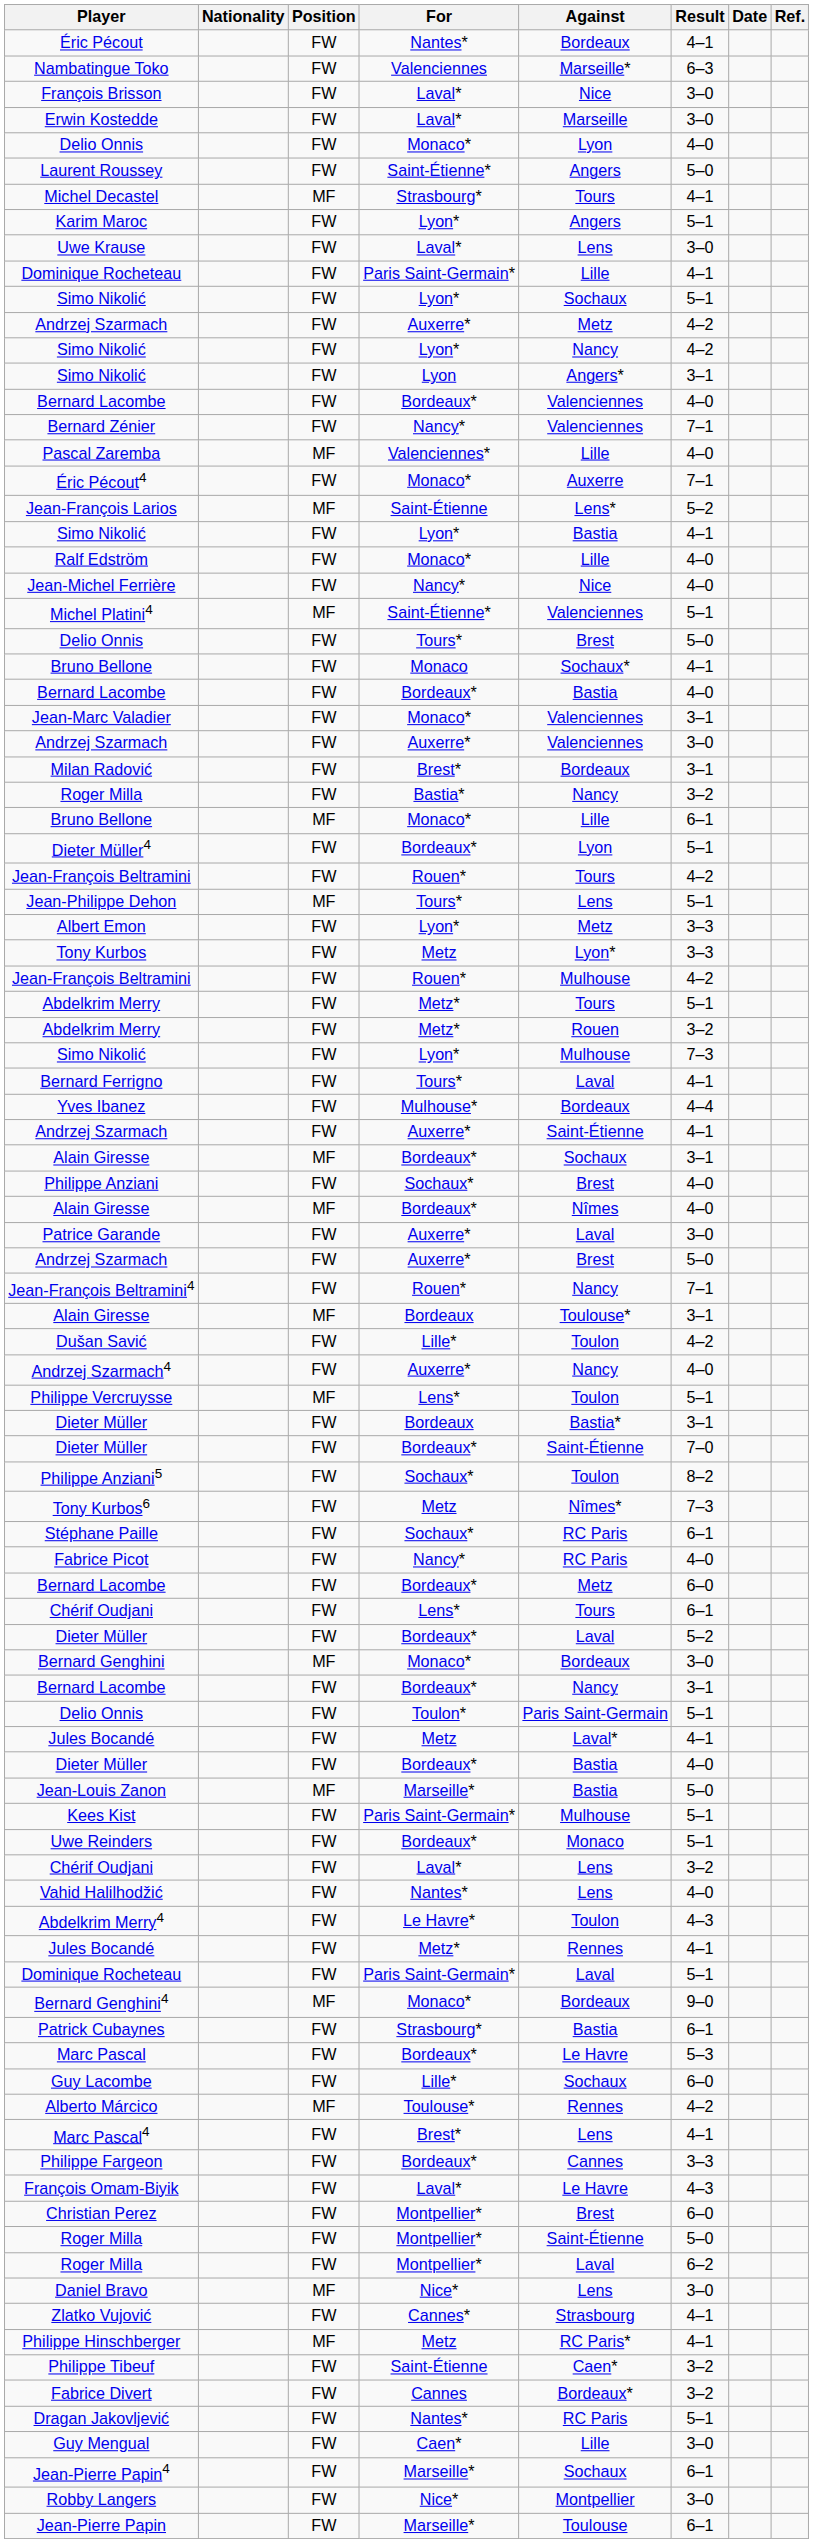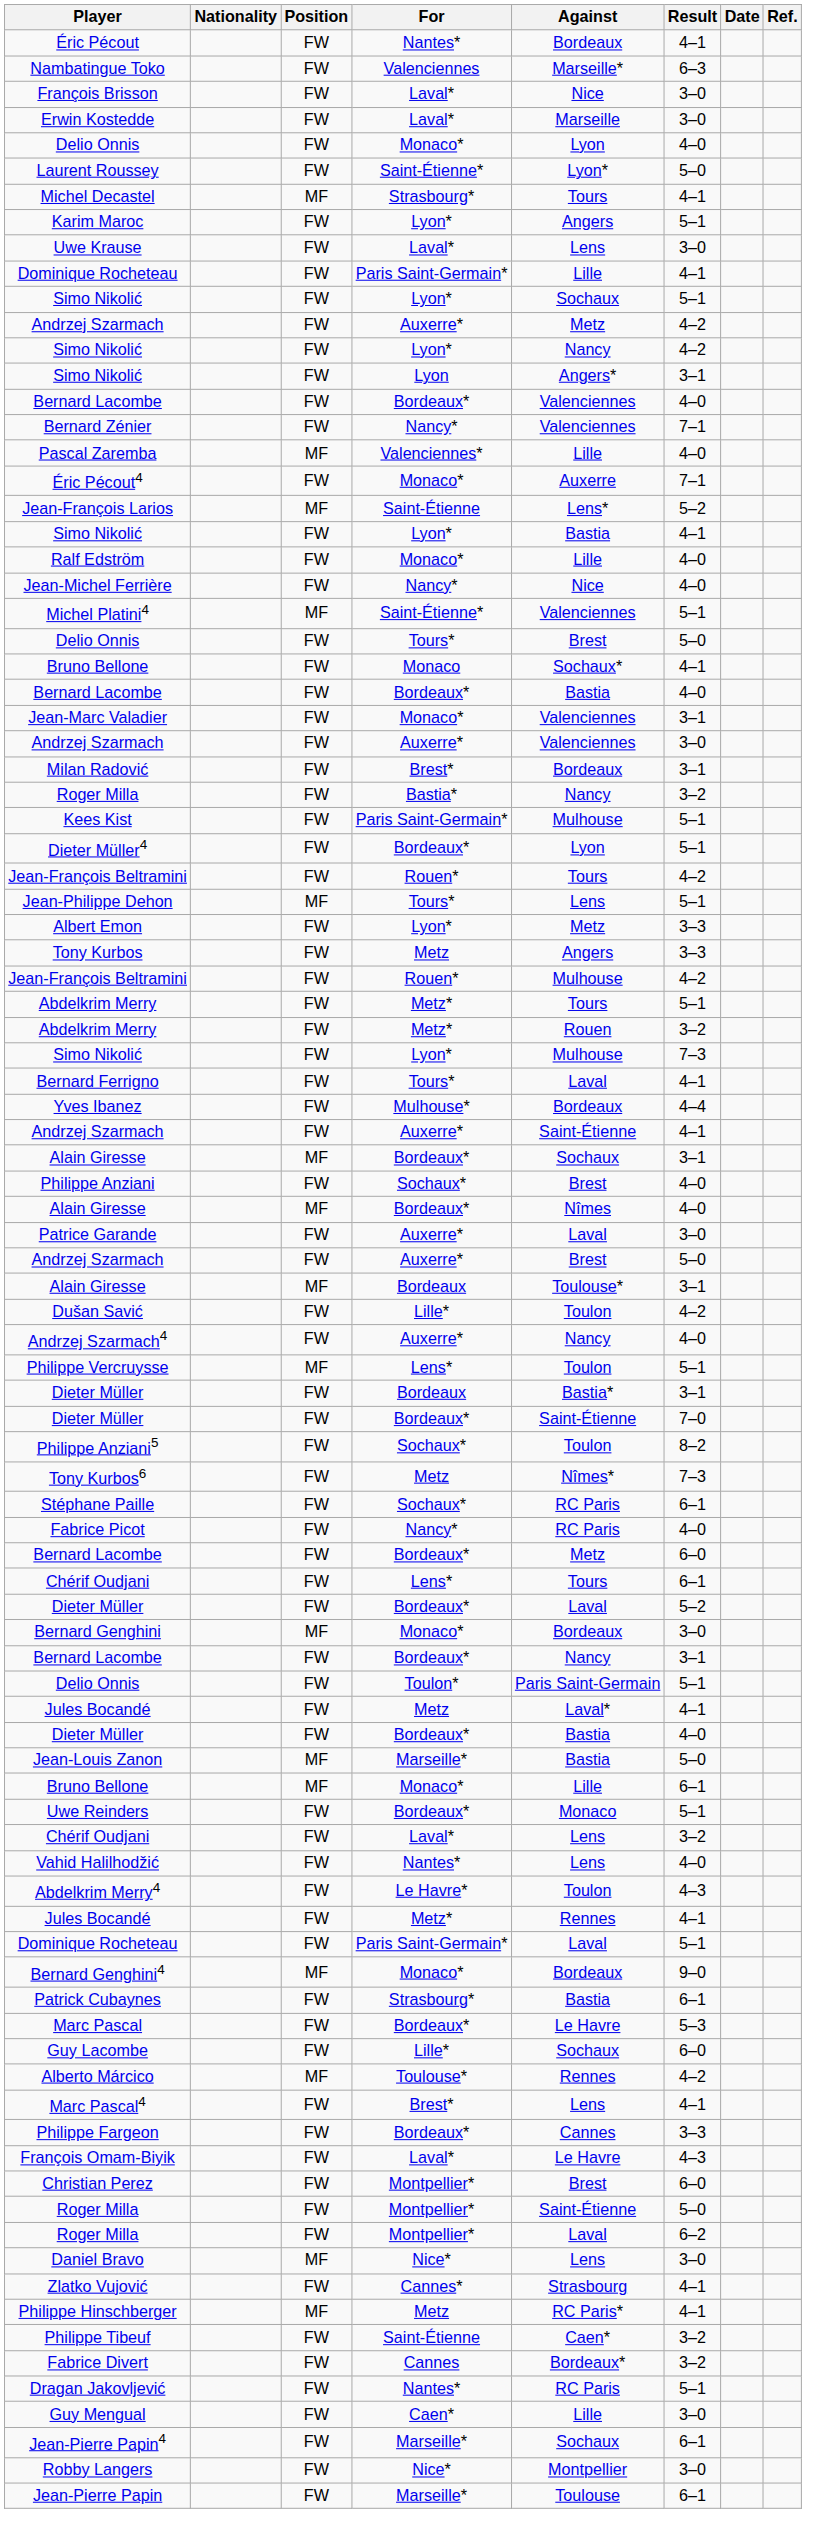(595, 171) Angers -> (588, 171) Lyon*
rows swapped: (101, 1816) <-> (101, 820)
(595, 953) Lyon* -> (588, 953) Angers
- row: (101, 1288)
